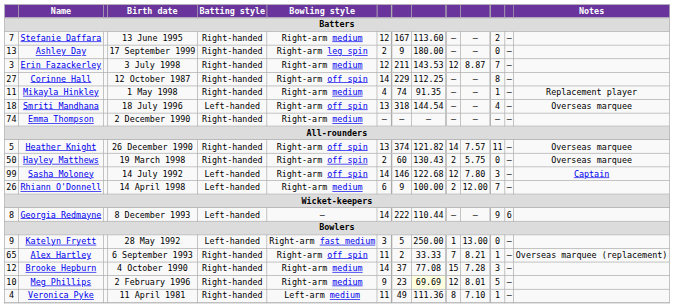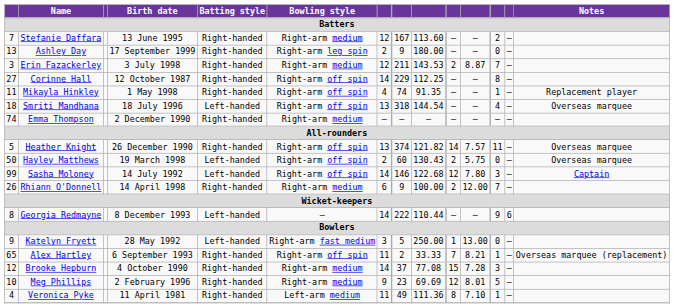(453, 66) 12 -> (453, 66) 2
(322, 93) Right-arm medium -> (322, 93) Right-arm off spin
(232, 161) Right-handed -> (232, 161) Left-handed
(232, 188) Left-handed -> (232, 188) Right-handed
(428, 283) lightyellow background -> (428, 283) no background
